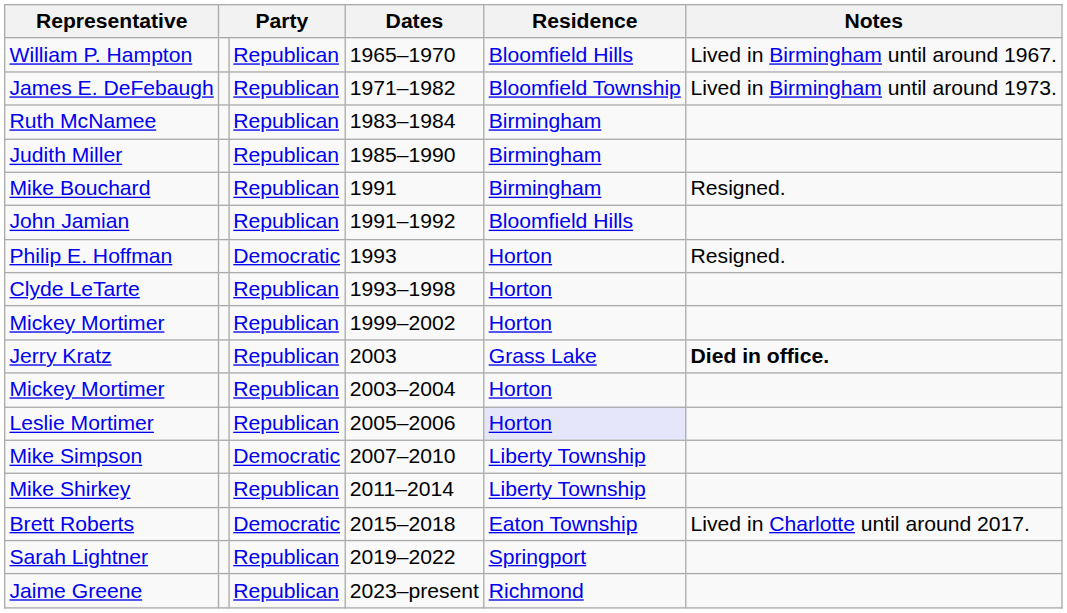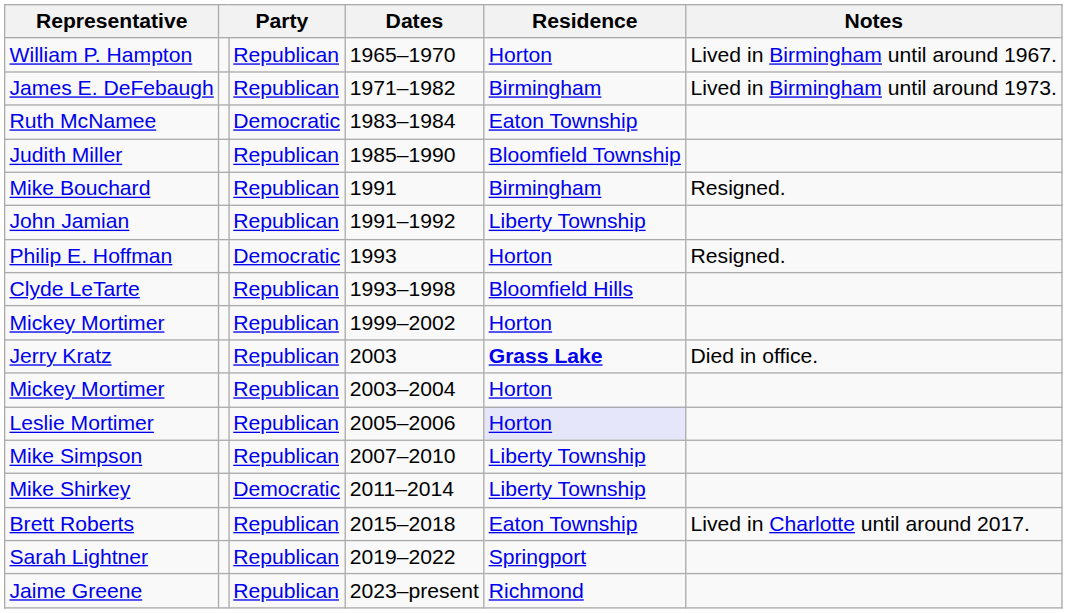(561, 54) Bloomfield Hills -> (520, 54) Horton
(585, 88) Bloomfield Township -> (545, 88) Birmingham
(286, 121) Republican -> (287, 121) Democratic
(545, 121) Birmingham -> (563, 121) Eaton Township
(545, 155) Birmingham -> (585, 155) Bloomfield Township
(561, 222) Bloomfield Hills -> (567, 222) Liberty Township
(520, 289) Horton -> (561, 289) Bloomfield Hills
(543, 356) normal -> (546, 356) bold
(760, 356) bold -> (754, 356) normal
(287, 456) Democratic -> (286, 456) Republican
(286, 490) Republican -> (287, 490) Democratic
(287, 523) Democratic -> (286, 523) Republican
